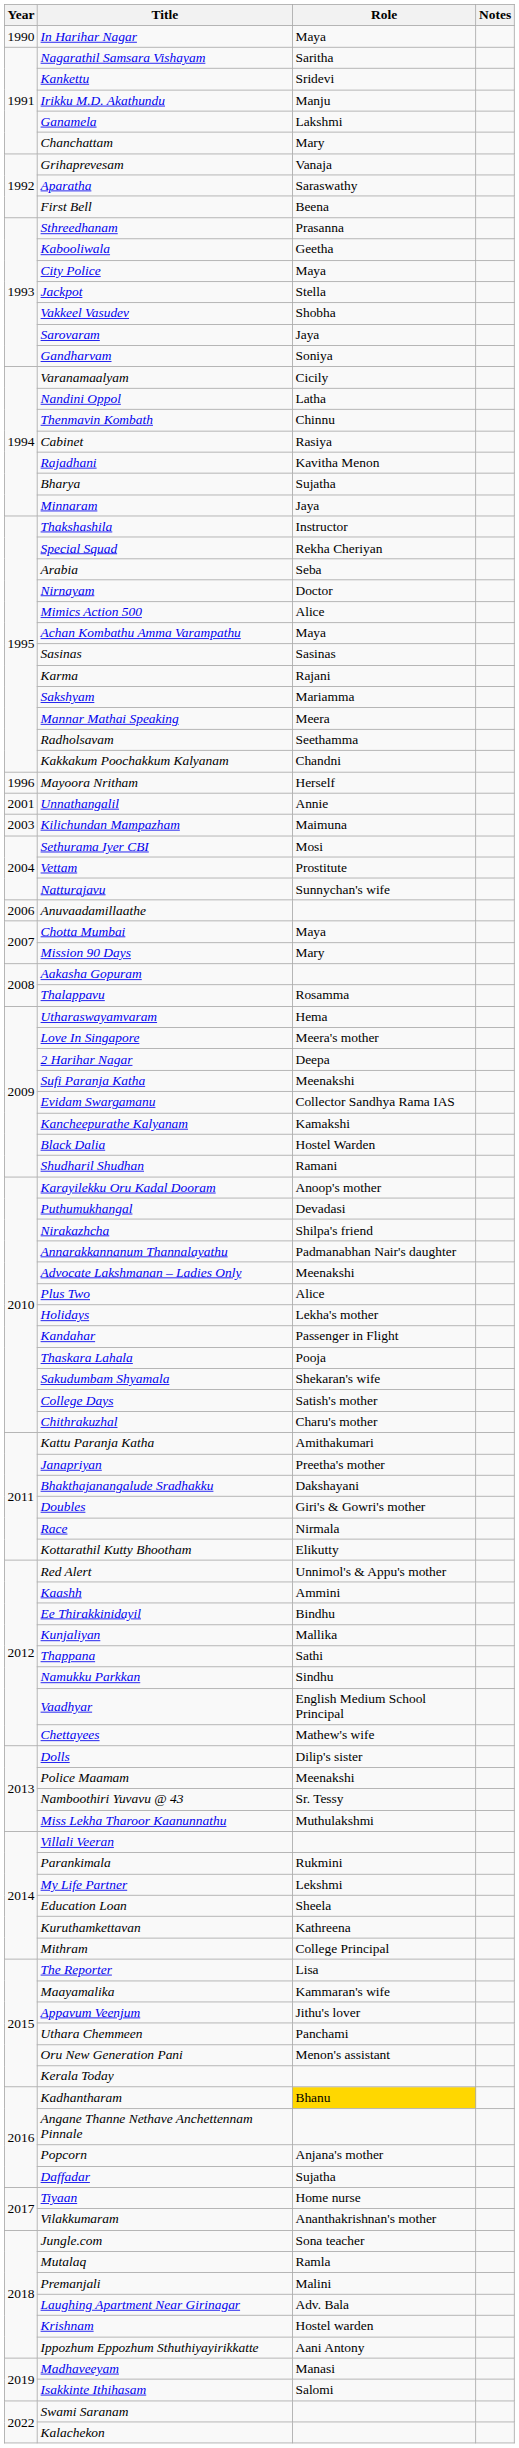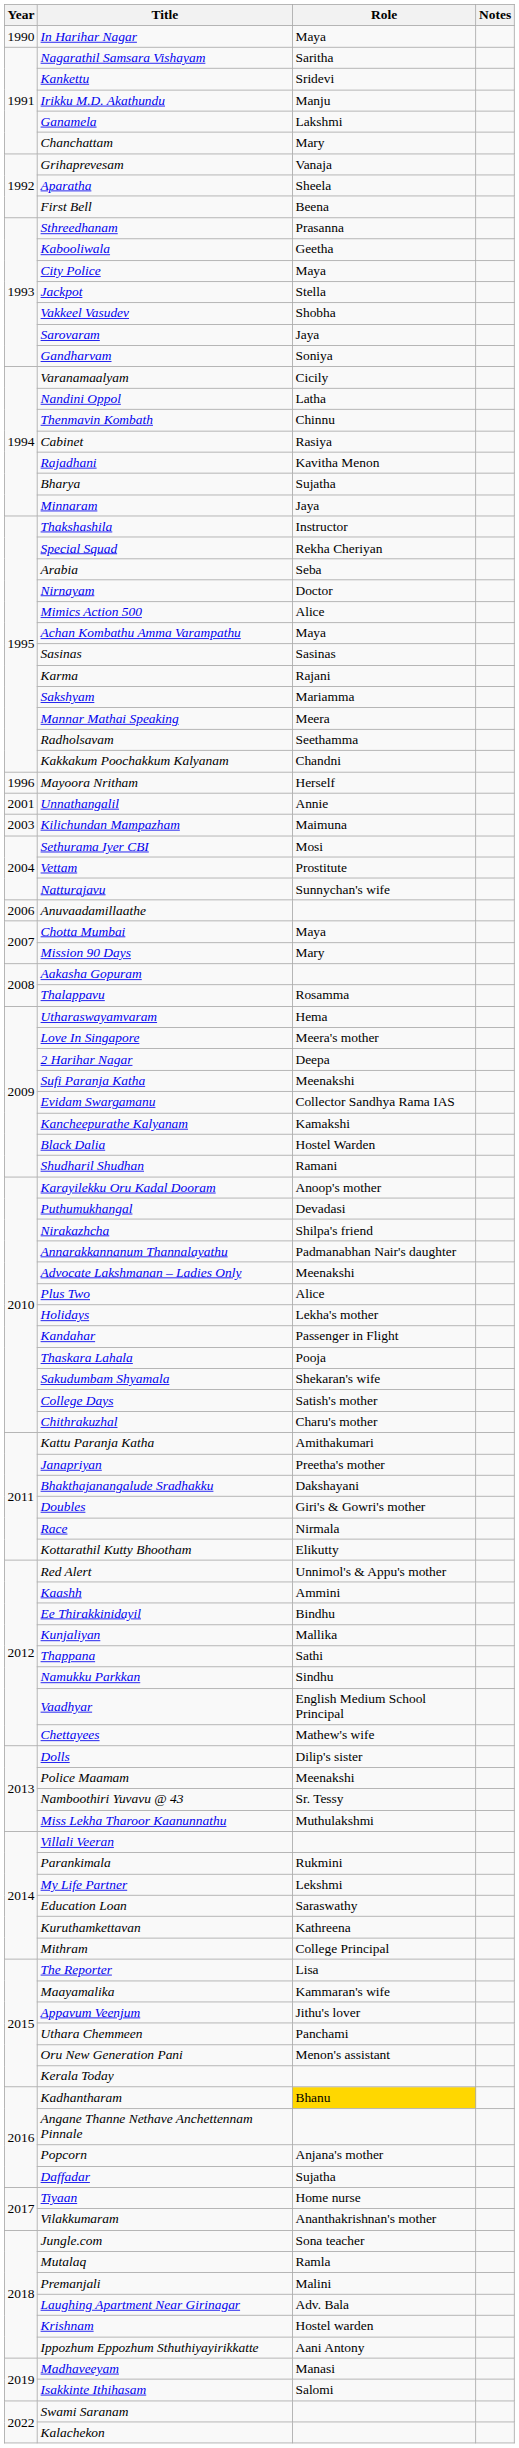(326, 185) Saraswathy -> (313, 185) Sheela
(313, 1905) Sheela -> (326, 1905) Saraswathy
